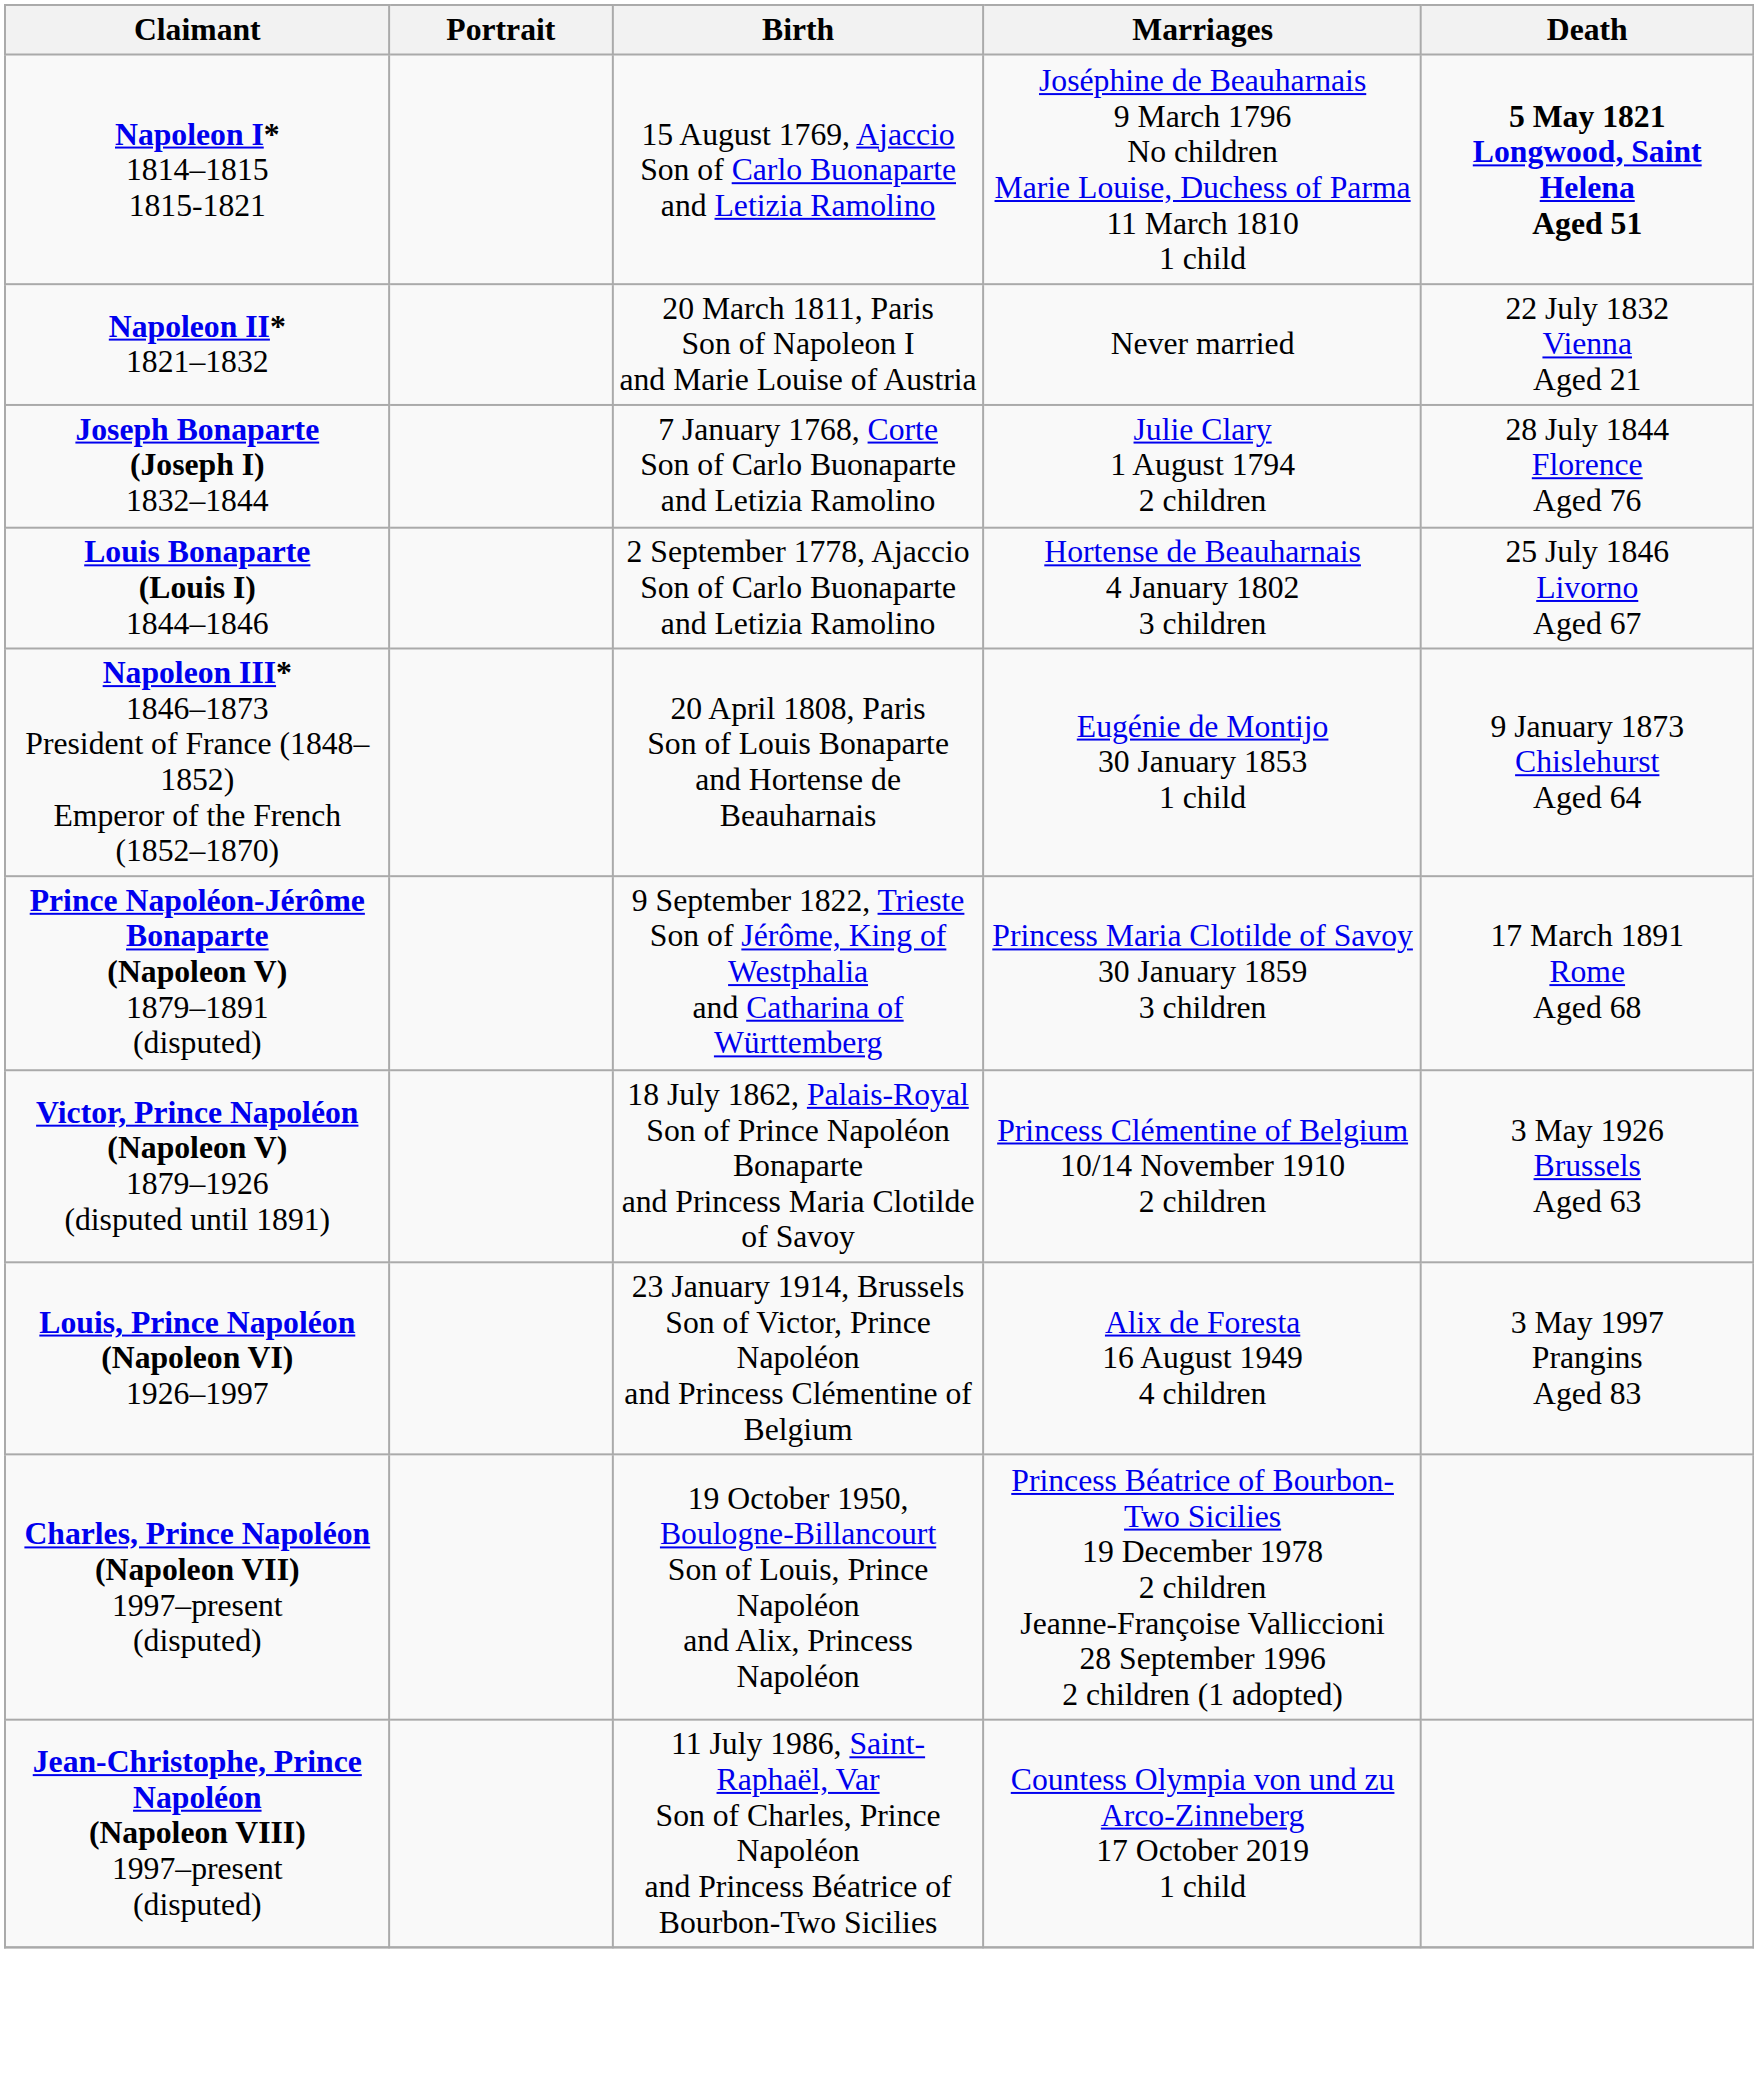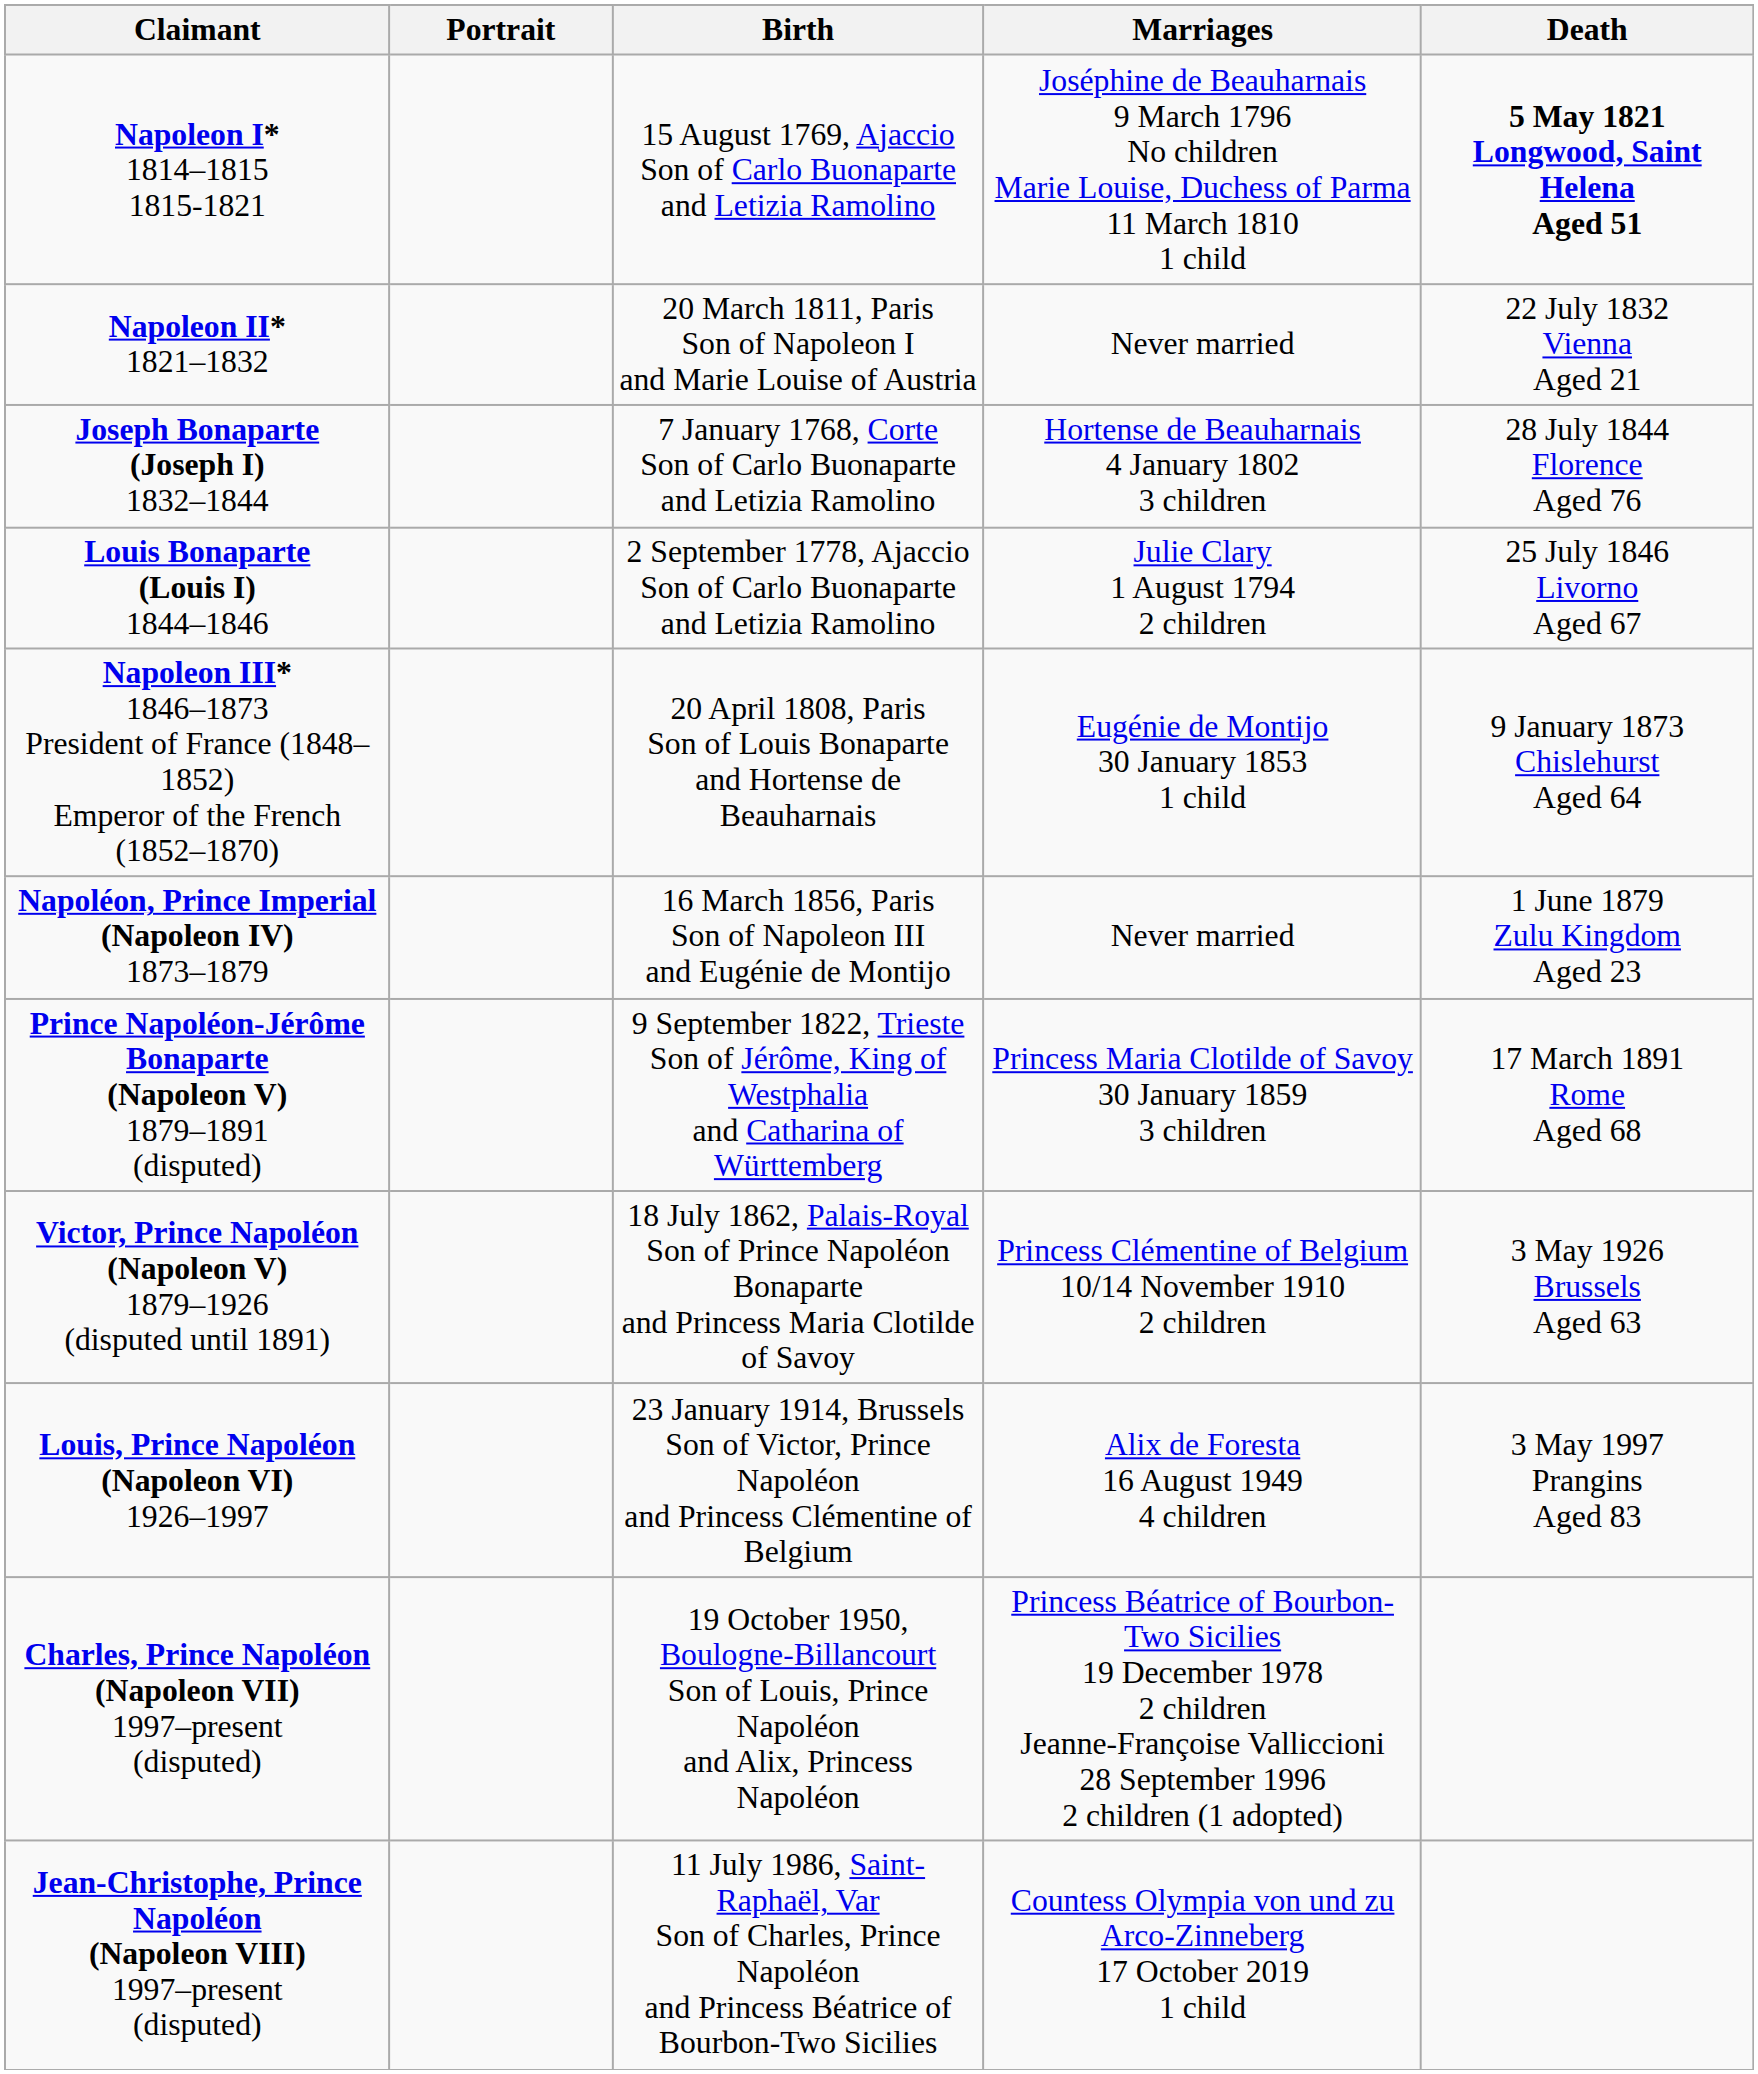(1203, 465) Julie Clary 1 August 1794 2 children -> (1203, 465) Hortense de Beauharnais 4 January 1802 3 children
(1203, 586) Hortense de Beauharnais 4 January 1802 3 children -> (1203, 586) Julie Clary 1 August 1794 2 children
+ row: (197, 936)
